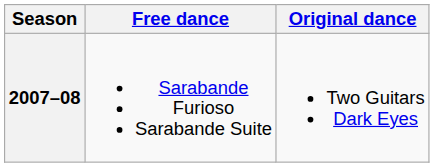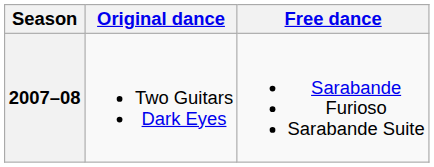columns swapped: (353, 19) <-> (180, 19)
